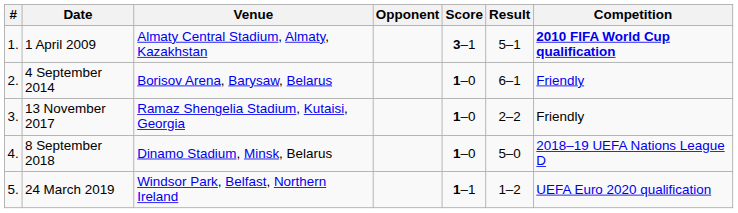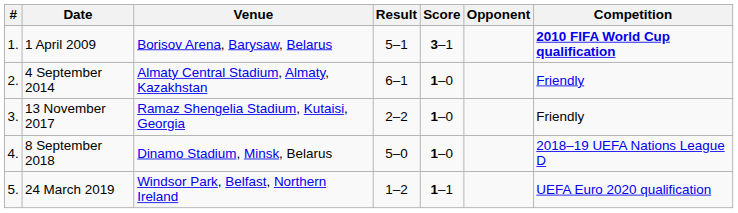columns swapped: (408, 15) <-> (510, 15)
(233, 44) Almaty Central Stadium, Almaty, Kazakhstan -> (235, 44) Borisov Arena, Barysaw, Belarus
(235, 80) Borisov Arena, Barysaw, Belarus -> (233, 80) Almaty Central Stadium, Almaty, Kazakhstan
